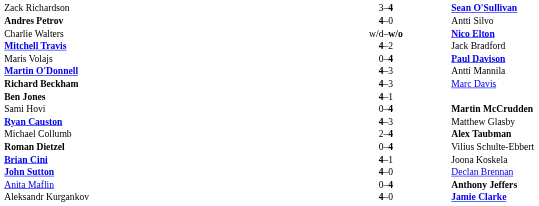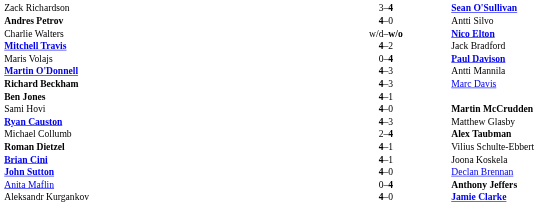(386, 109) 0–4 -> (386, 109) 4–0
(386, 147) 0–4 -> (386, 147) 4–1
